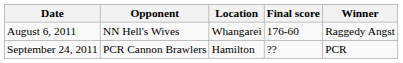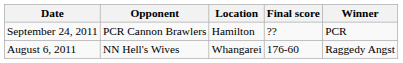rows swapped: (42, 31) <-> (52, 49)
